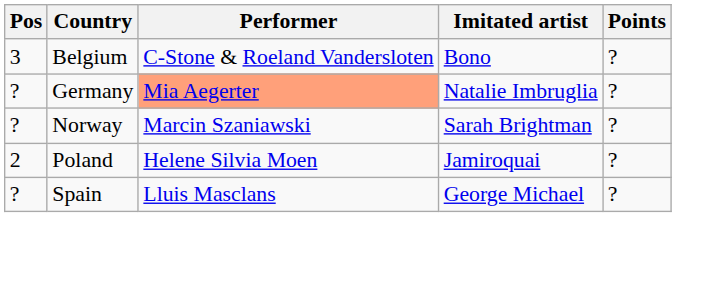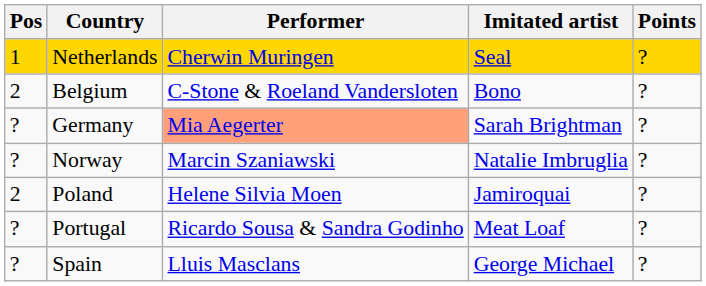+ row: (105, 56)
(15, 56) 3 -> (15, 90) 2
(521, 90) Natalie Imbruglia -> (548, 125) Sarah Brightman
(518, 125) Sarah Brightman -> (551, 159) Natalie Imbruglia
+ row: (89, 228)
